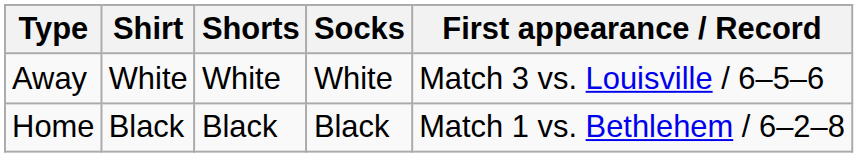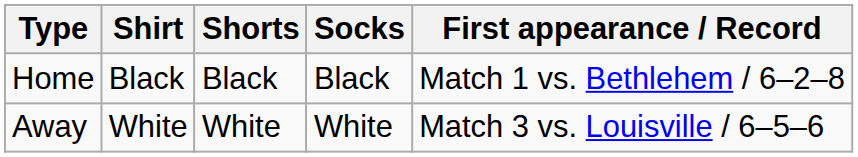rows swapped: (53, 126) <-> (50, 77)
